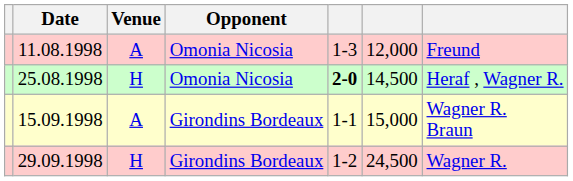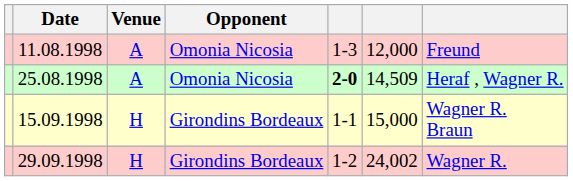(136, 79) H -> (136, 79) A
(392, 79) 14,500 -> (392, 79) 14,509
(136, 119) A -> (136, 119) H
(392, 160) 24,500 -> (392, 160) 24,002
